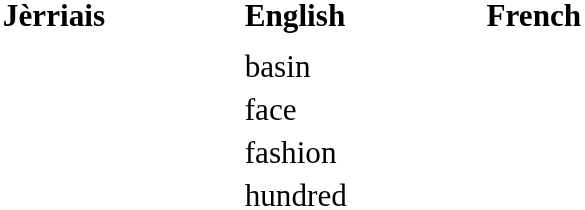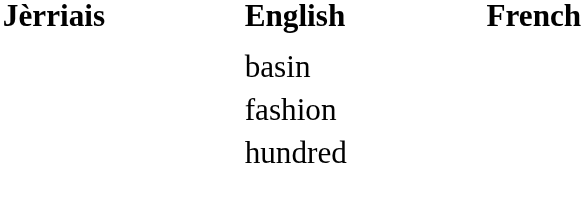- row: (271, 109)
